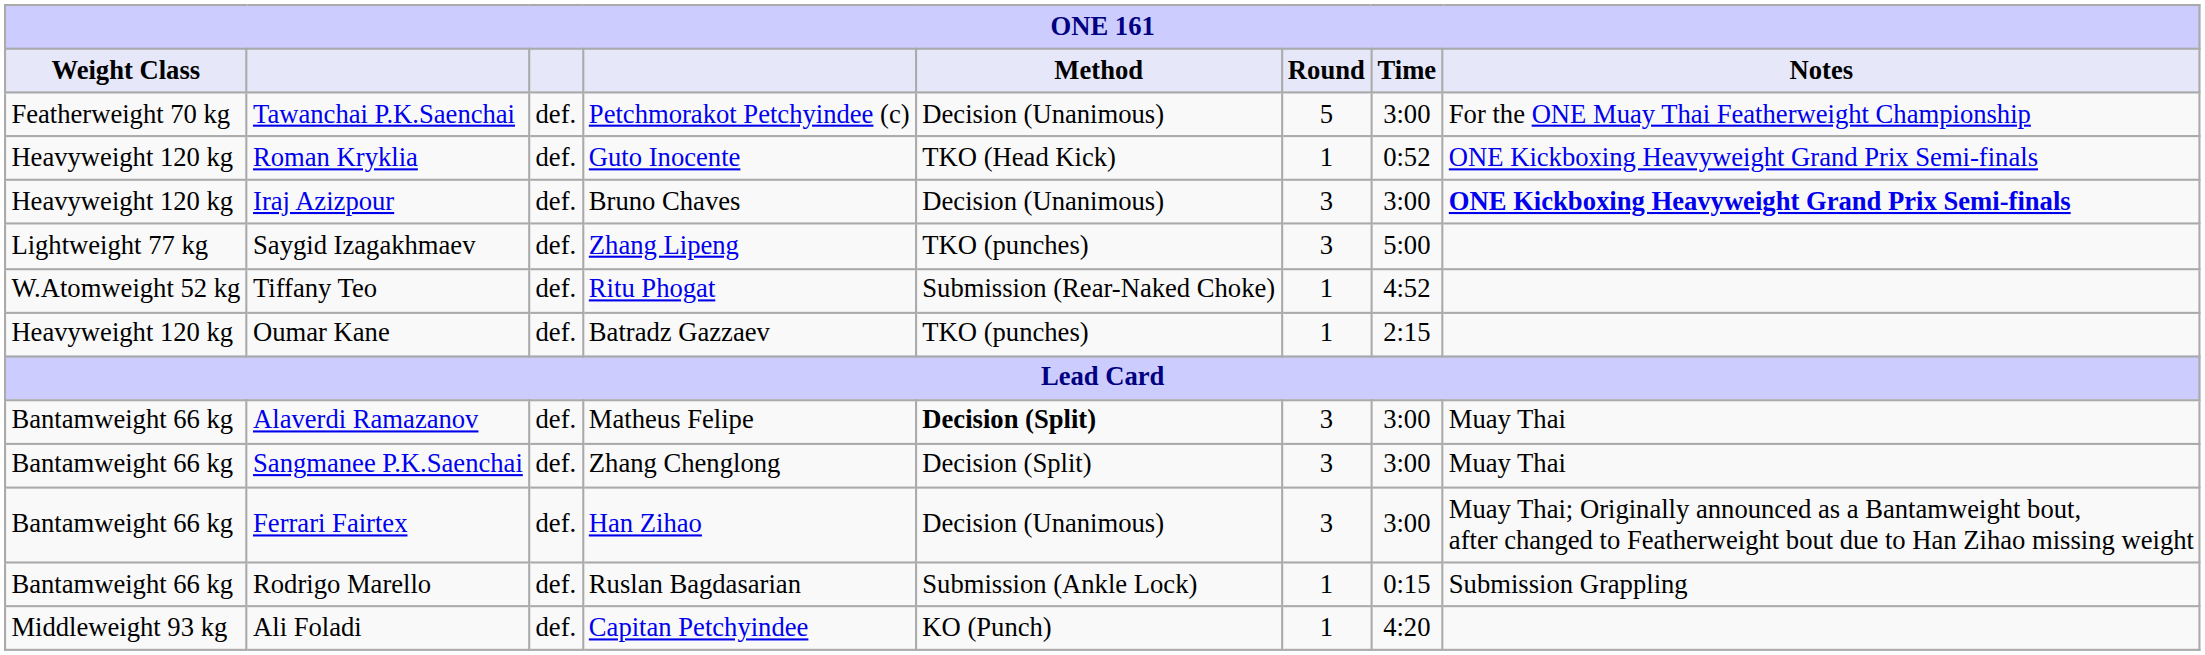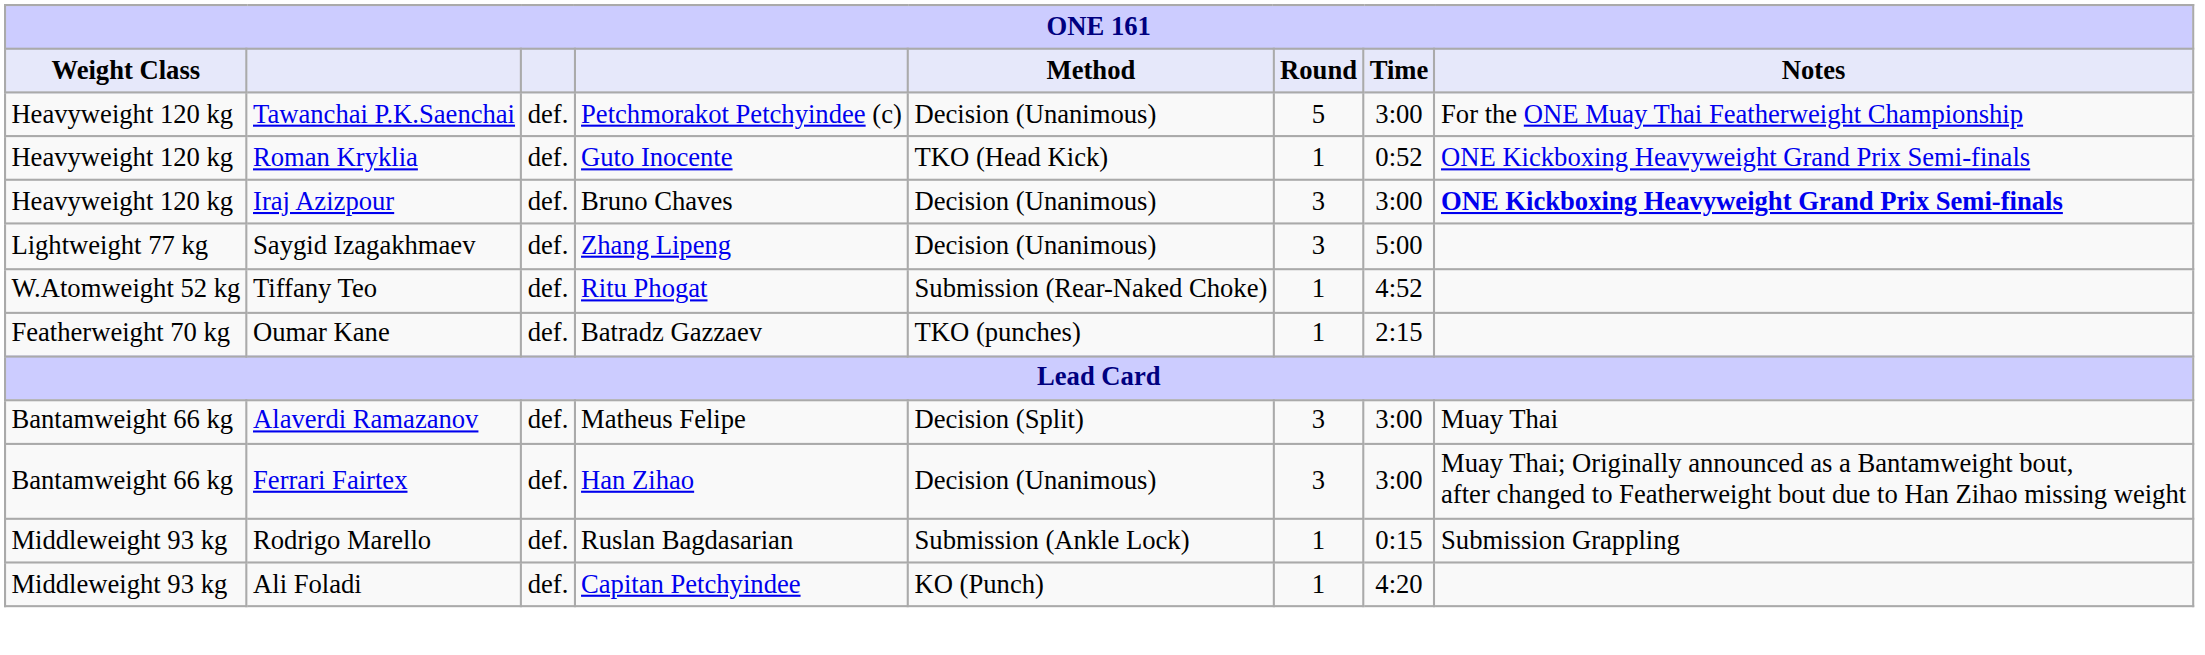(121, 113) Featherweight 70 kg -> (122, 113) Heavyweight 120 kg
(1005, 245) TKO (punches) -> (1035, 245) Decision (Unanimous)
(122, 333) Heavyweight 120 kg -> (121, 333) Featherweight 70 kg
(1009, 421) bold -> (999, 421) normal
- row: (388, 464)
(122, 583) Bantamweight 66 kg -> (119, 540) Middleweight 93 kg
